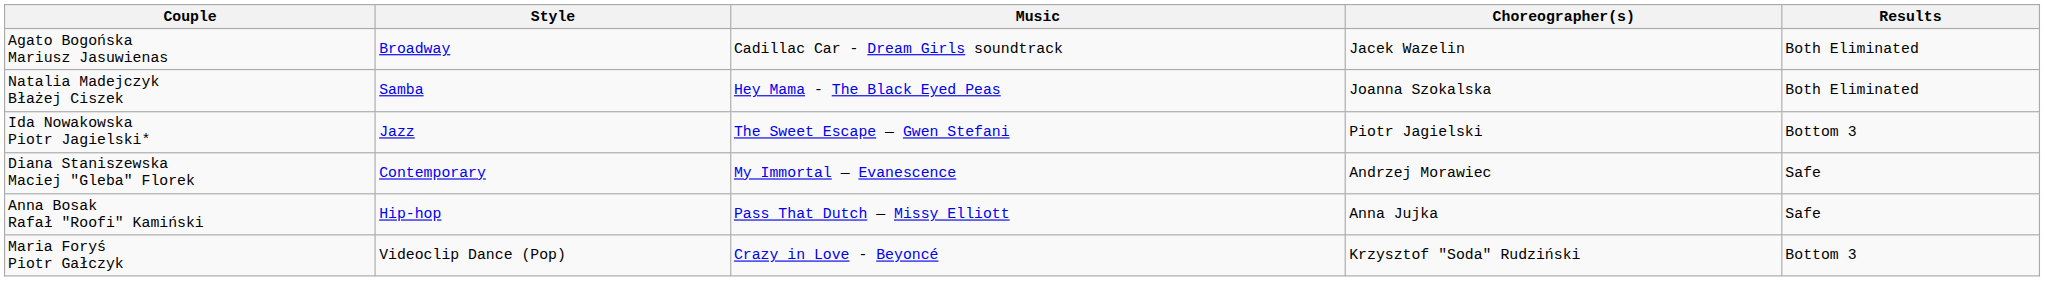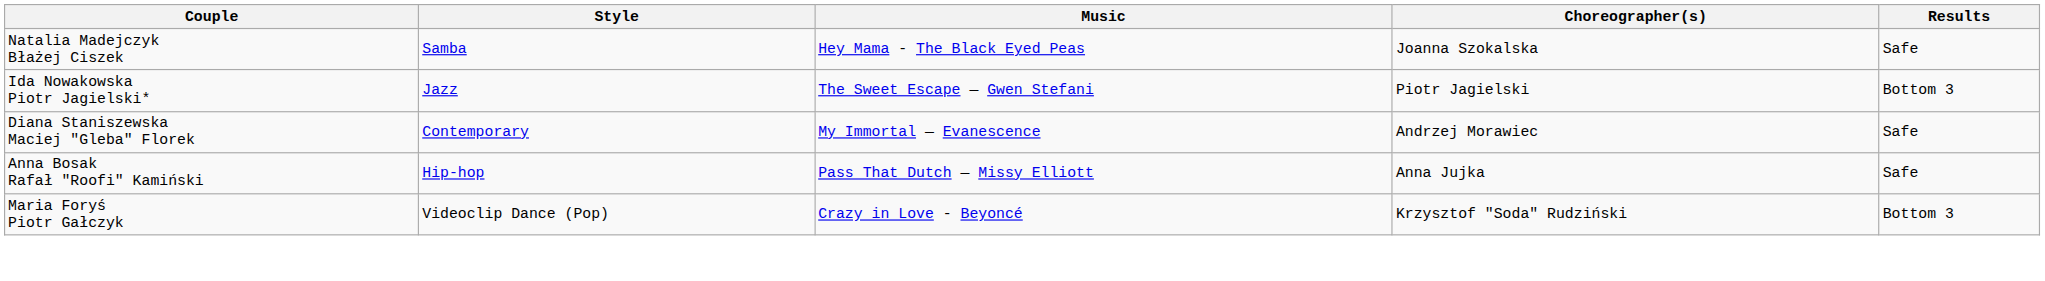- row: (88, 49)
(1852, 91) Both Eliminated -> (1900, 49) Safe
